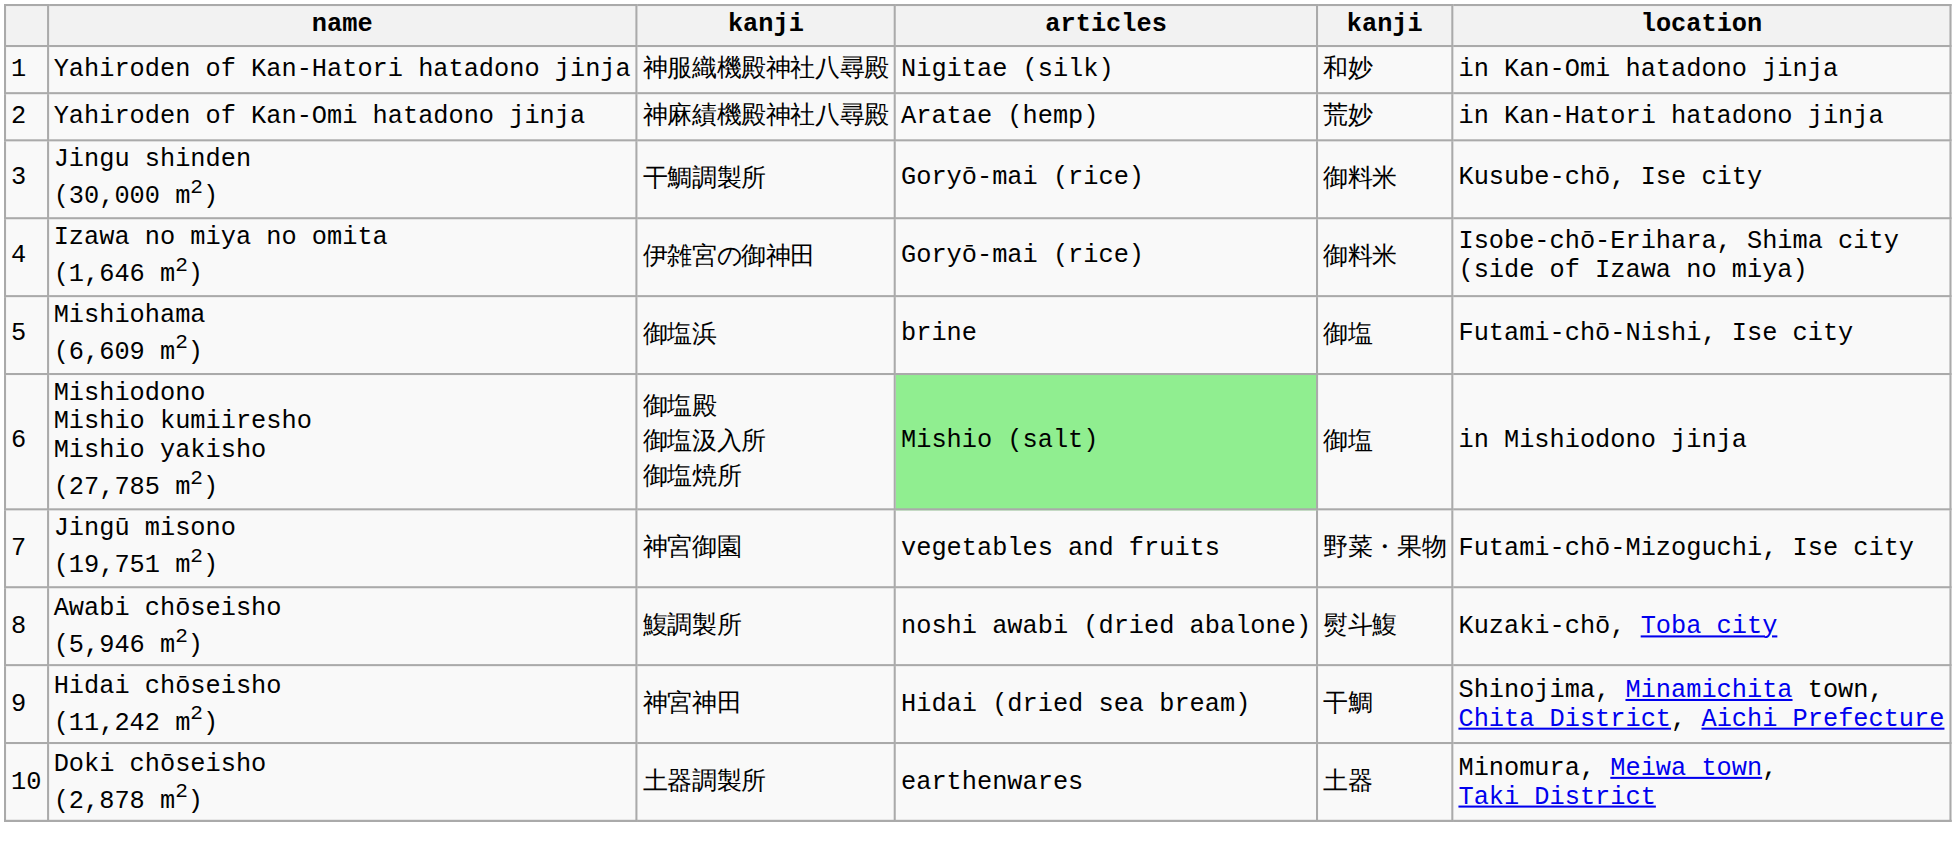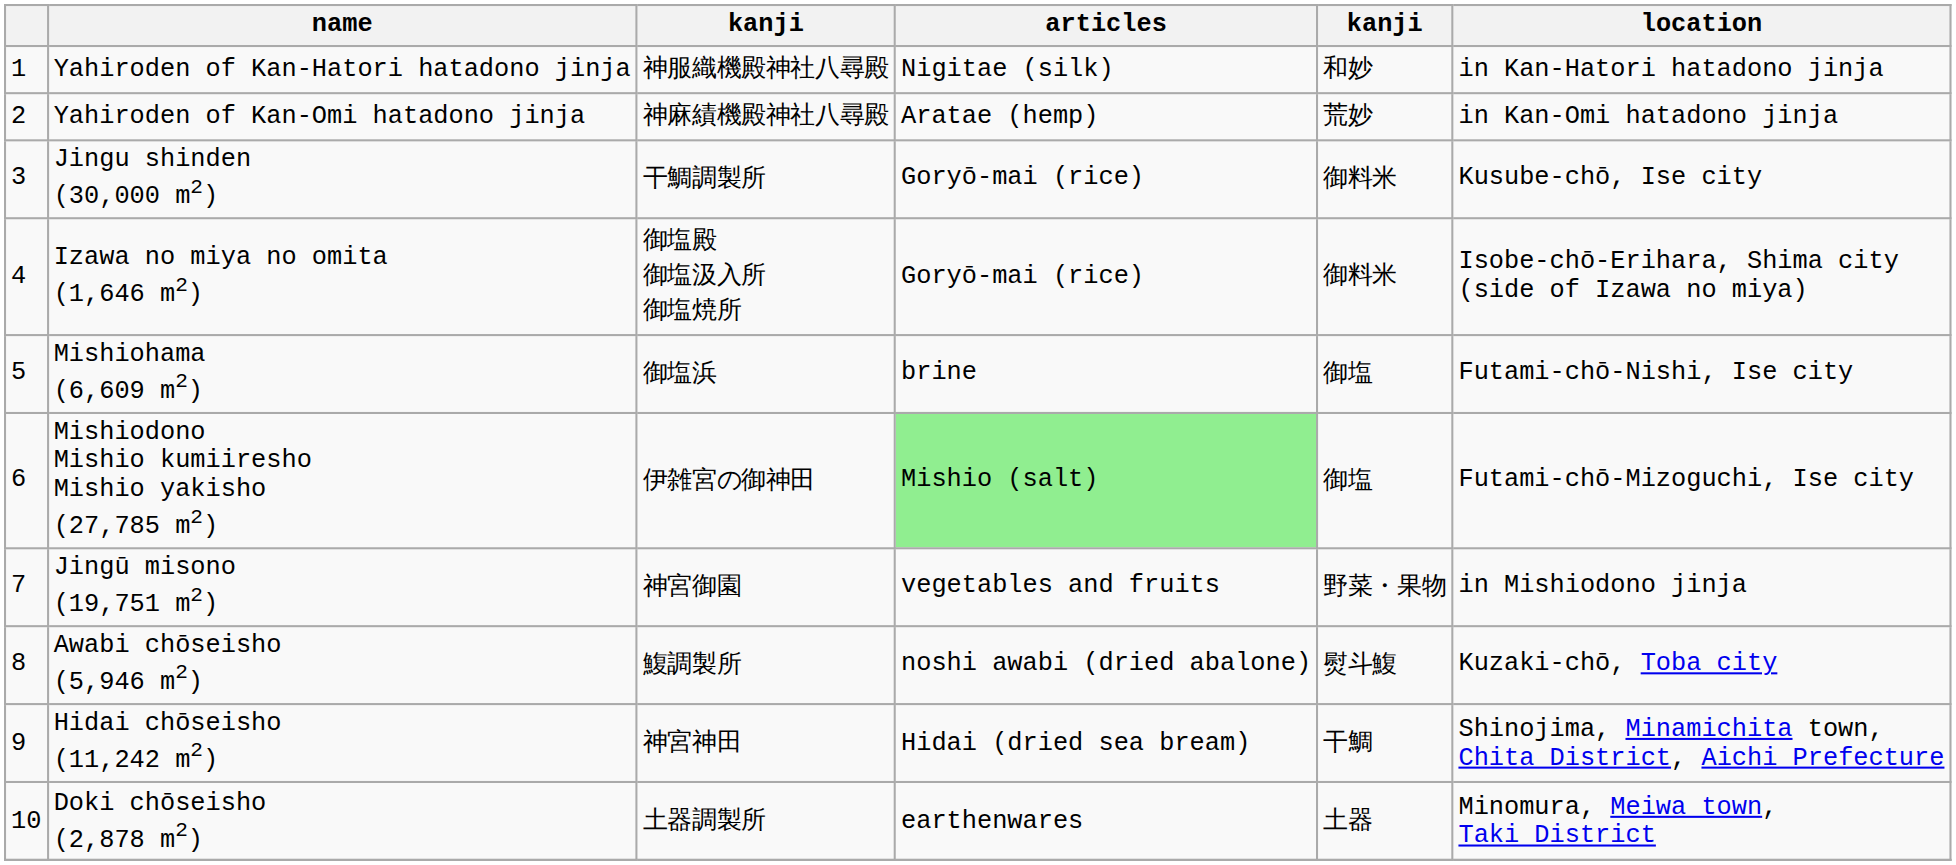(1648, 70) in Kan-Omi hatadono jinja -> (1671, 70) in Kan-Hatori hatadono jinja
(1671, 117) in Kan-Hatori hatadono jinja -> (1648, 117) in Kan-Omi hatadono jinja
(729, 258) 伊雑宮の御神田 -> (704, 278) 御塩殿 御塩汲入所 御塩焼所
(704, 443) 御塩殿 御塩汲入所 御塩焼所 -> (729, 482) 伊雑宮の御神田
(1603, 442) in Mishiodono jinja -> (1686, 481) Futami-chō-Mizoguchi, Ise city
(1686, 549) Futami-chō-Mizoguchi, Ise city -> (1603, 587) in Mishiodono jinja
